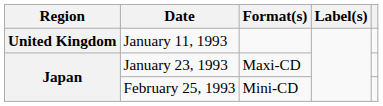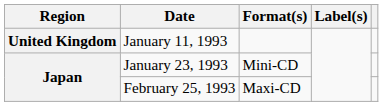(272, 64) Maxi-CD -> (270, 64) Mini-CD
(270, 88) Mini-CD -> (272, 88) Maxi-CD
